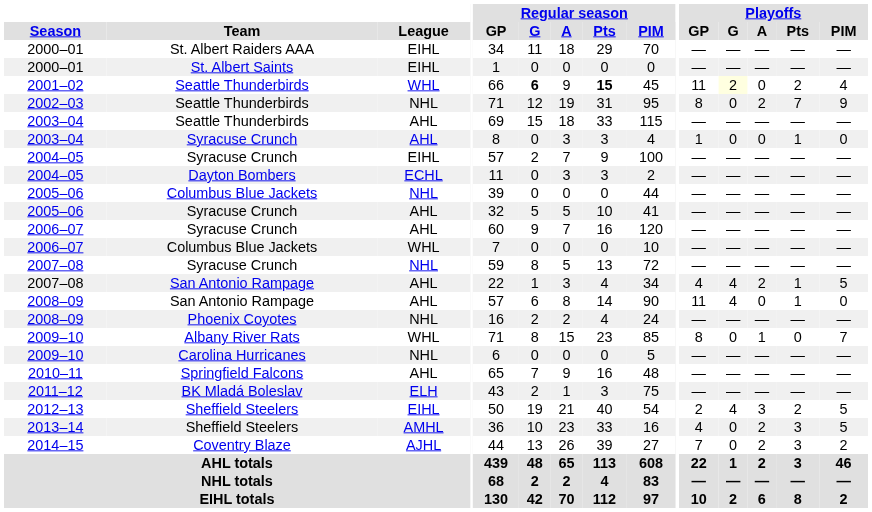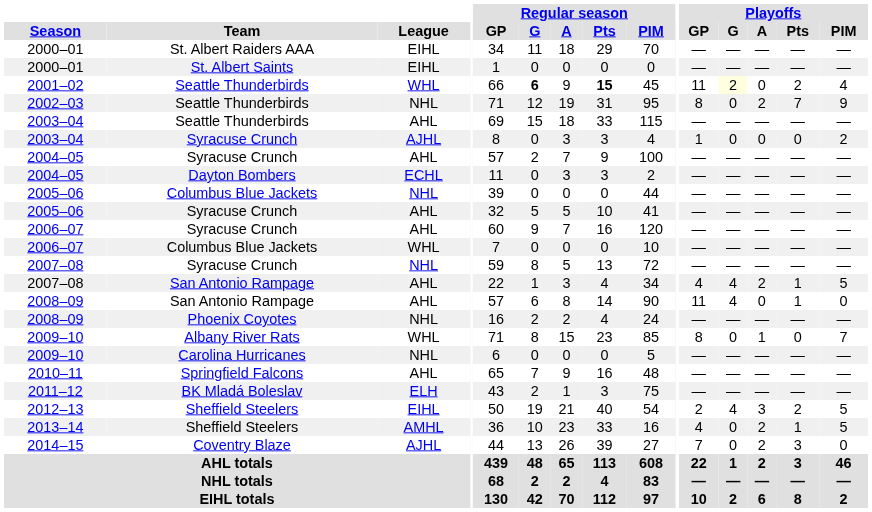(424, 139) AHL -> (424, 139) AJHL
(798, 139) 1 -> (798, 139) 0
(844, 139) 0 -> (844, 139) 2
(424, 157) EIHL -> (424, 157) AHL
(798, 427) 3 -> (798, 427) 1
(844, 445) 2 -> (844, 445) 0
